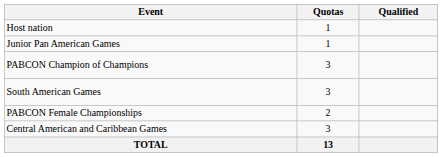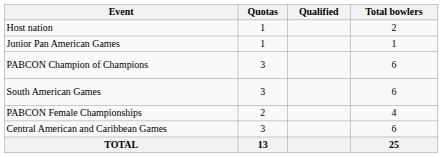+ column: (394, 12)
